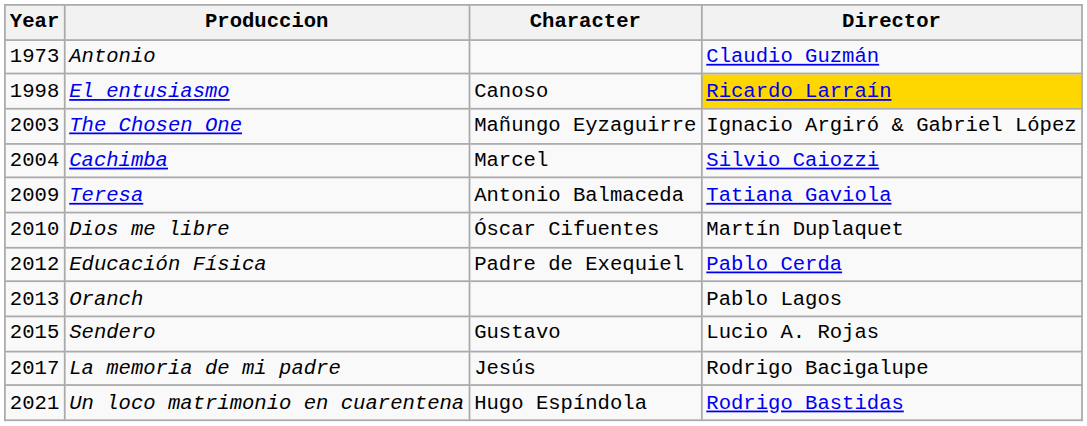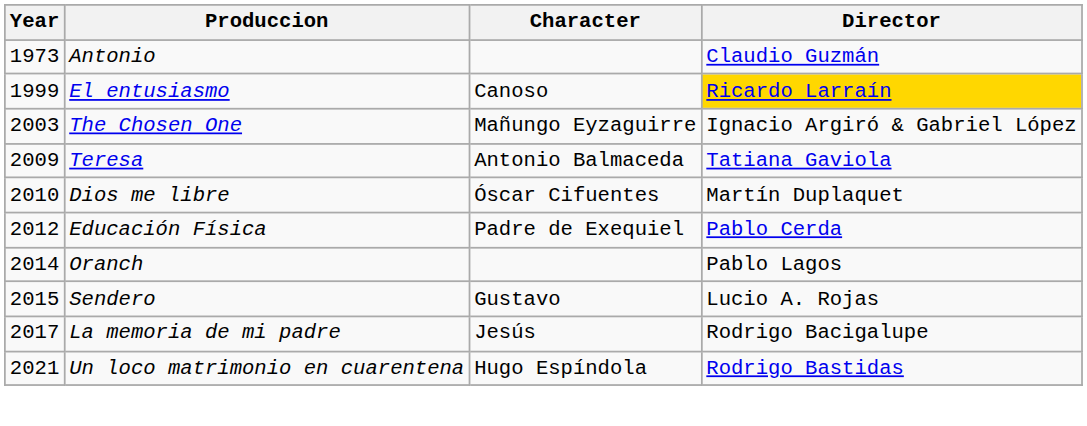(35, 91) 1998 -> (35, 91) 1999
- row: (119, 160)
(35, 299) 2013 -> (35, 264) 2014
